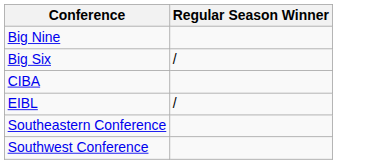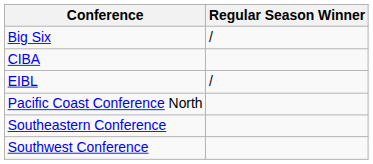- row: (34, 37)
+ row: (105, 103)
